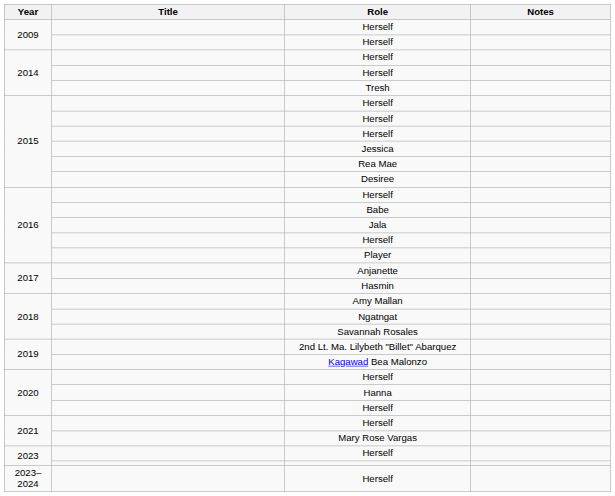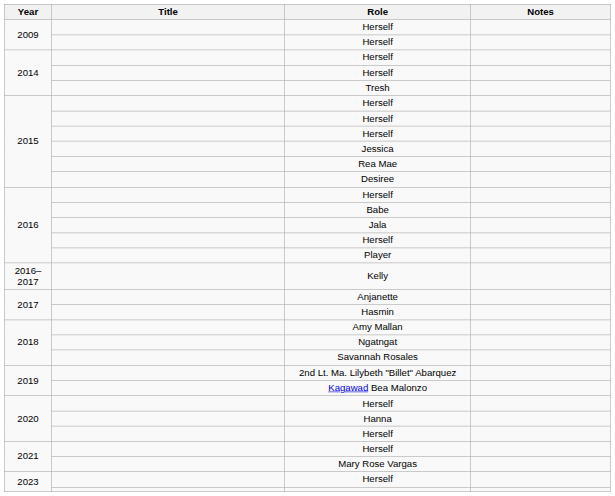+ row: (28, 276)
- row: (28, 478)
